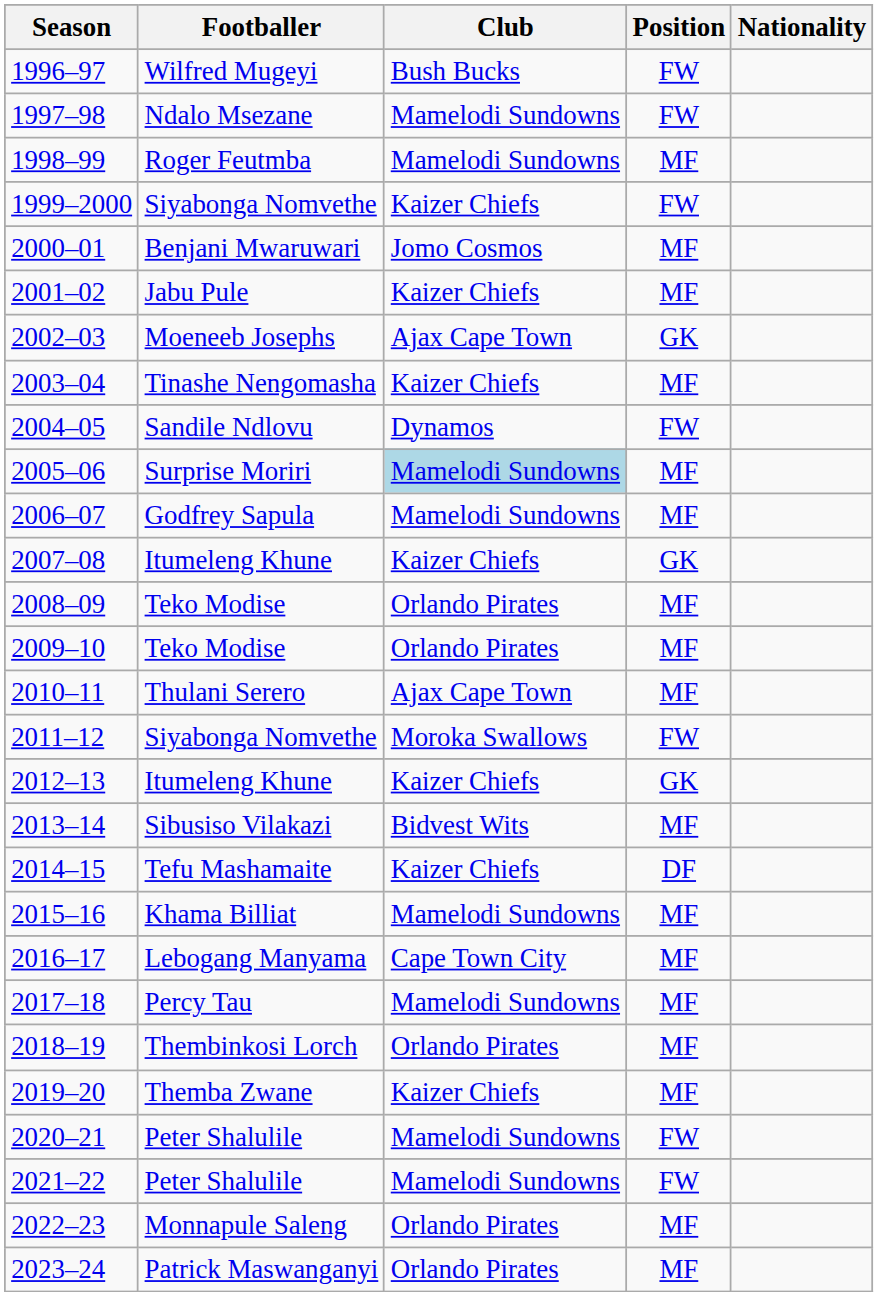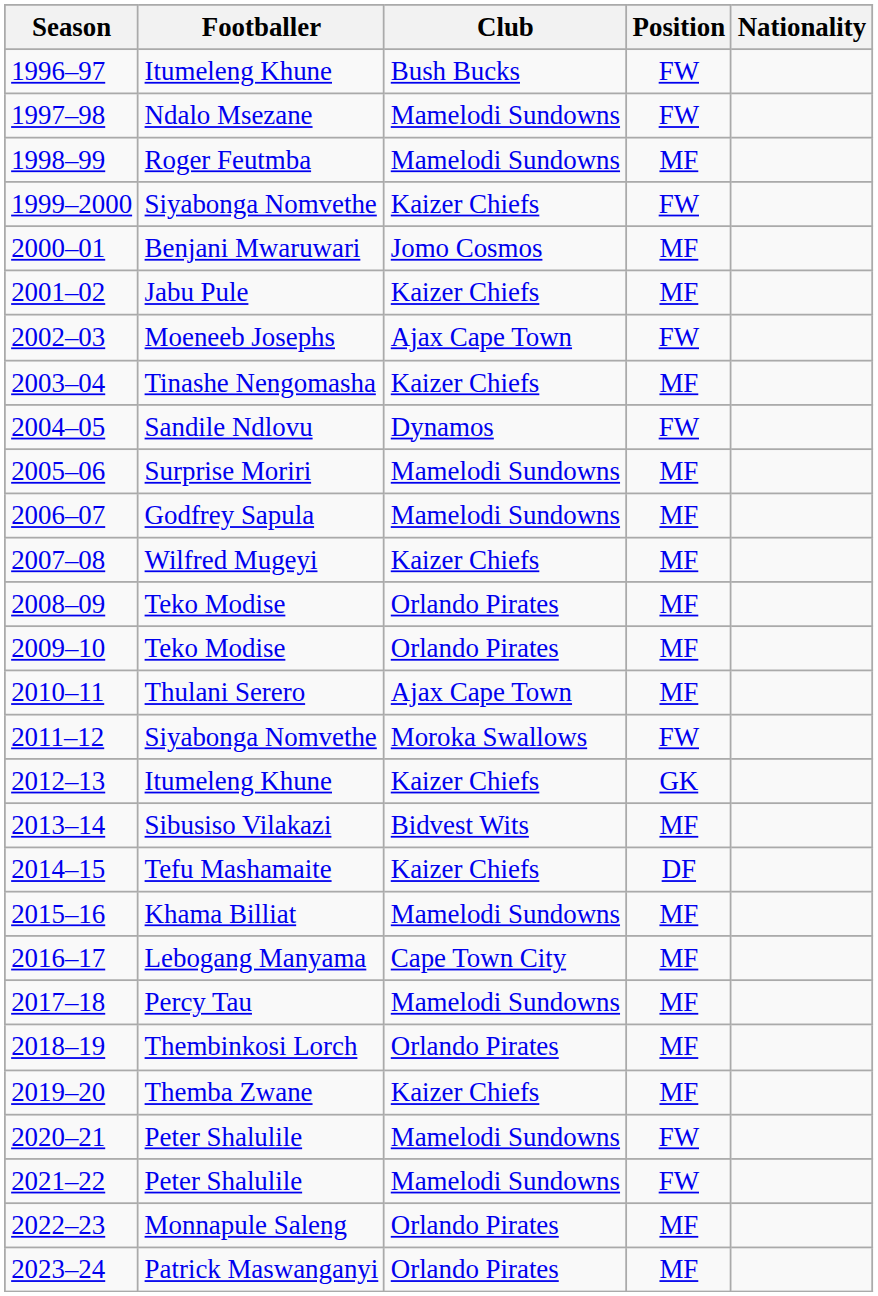(231, 71) Wilfred Mugeyi -> (238, 71) Itumeleng Khune
(679, 337) GK -> (679, 337) FW
(505, 470) lightblue background -> (505, 470) no background
(238, 559) Itumeleng Khune -> (231, 559) Wilfred Mugeyi
(679, 559) GK -> (679, 559) MF
